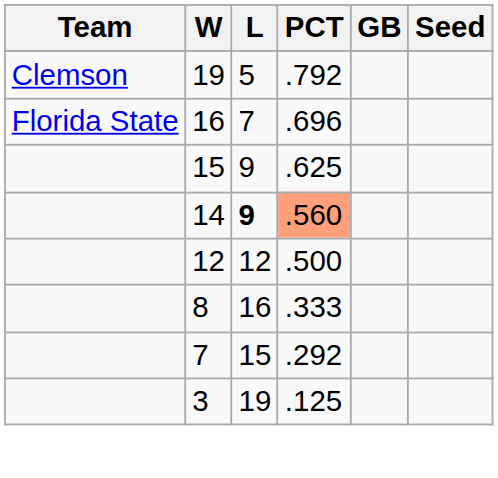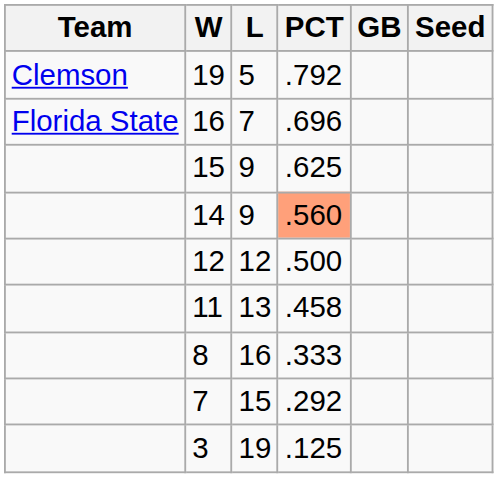(247, 214) bold -> (247, 214) normal
+ row: (207, 307)
